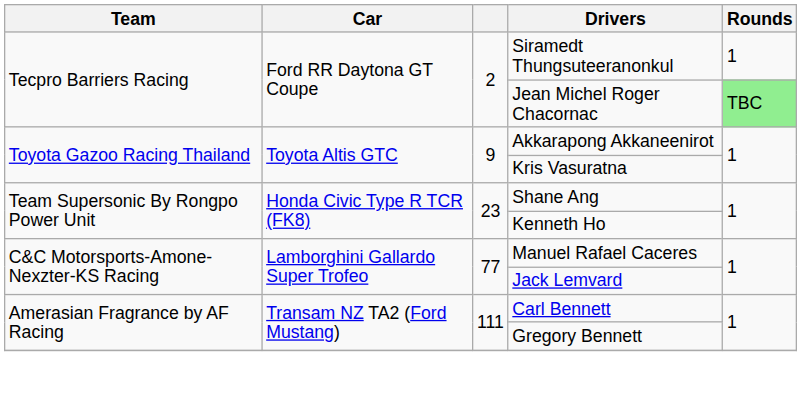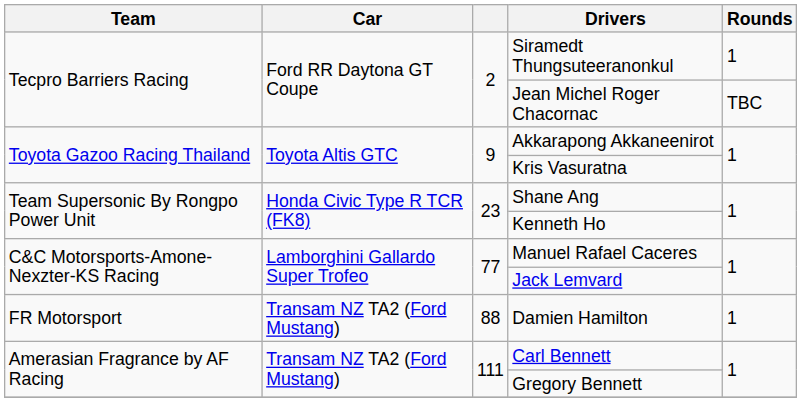(745, 103) lightgreen background -> (745, 103) no background
+ row: (580, 318)
